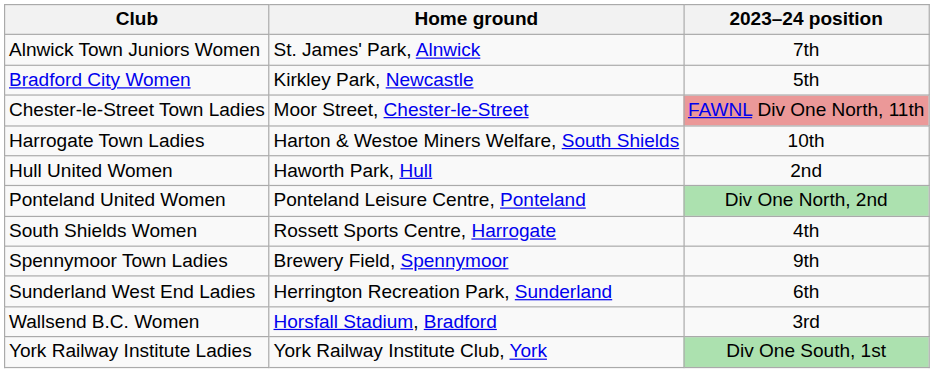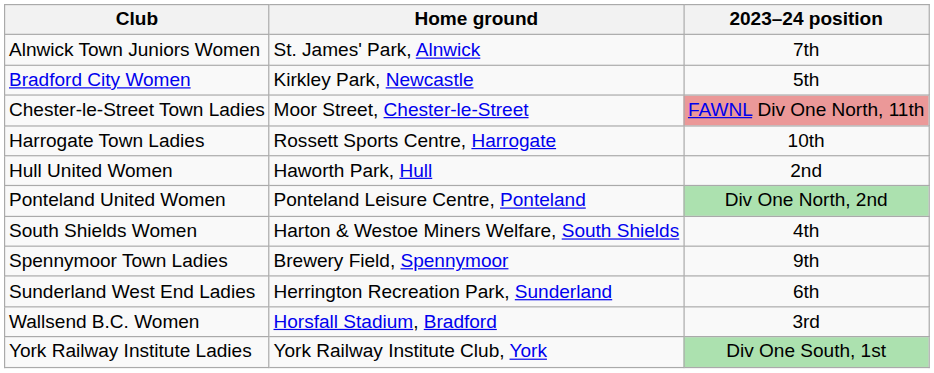(476, 140) Harton & Westoe Miners Welfare, South Shields -> (415, 140) Rossett Sports Centre, Harrogate
(415, 230) Rossett Sports Centre, Harrogate -> (476, 230) Harton & Westoe Miners Welfare, South Shields
